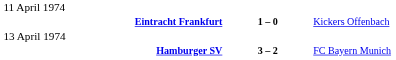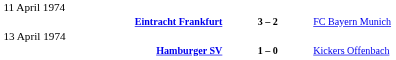(268, 22) 1 – 0 -> (268, 22) 3 – 2
(351, 22) Kickers Offenbach -> (352, 22) FC Bayern Munich
(268, 50) 3 – 2 -> (268, 50) 1 – 0
(352, 50) FC Bayern Munich -> (351, 50) Kickers Offenbach
